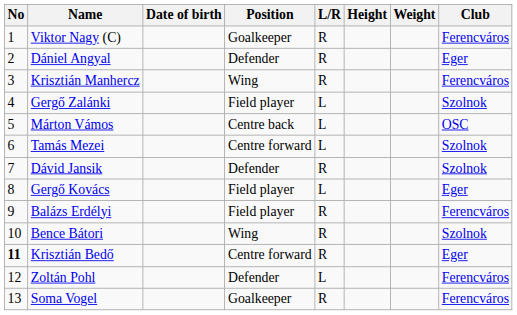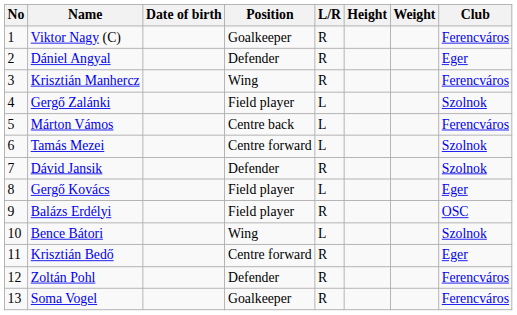(455, 124) OSC -> (475, 124) Ferencváros
(475, 211) Ferencváros -> (455, 211) OSC
(323, 233) R -> (322, 233) L
(14, 255) bold -> (14, 255) normal
(322, 277) L -> (323, 277) R
